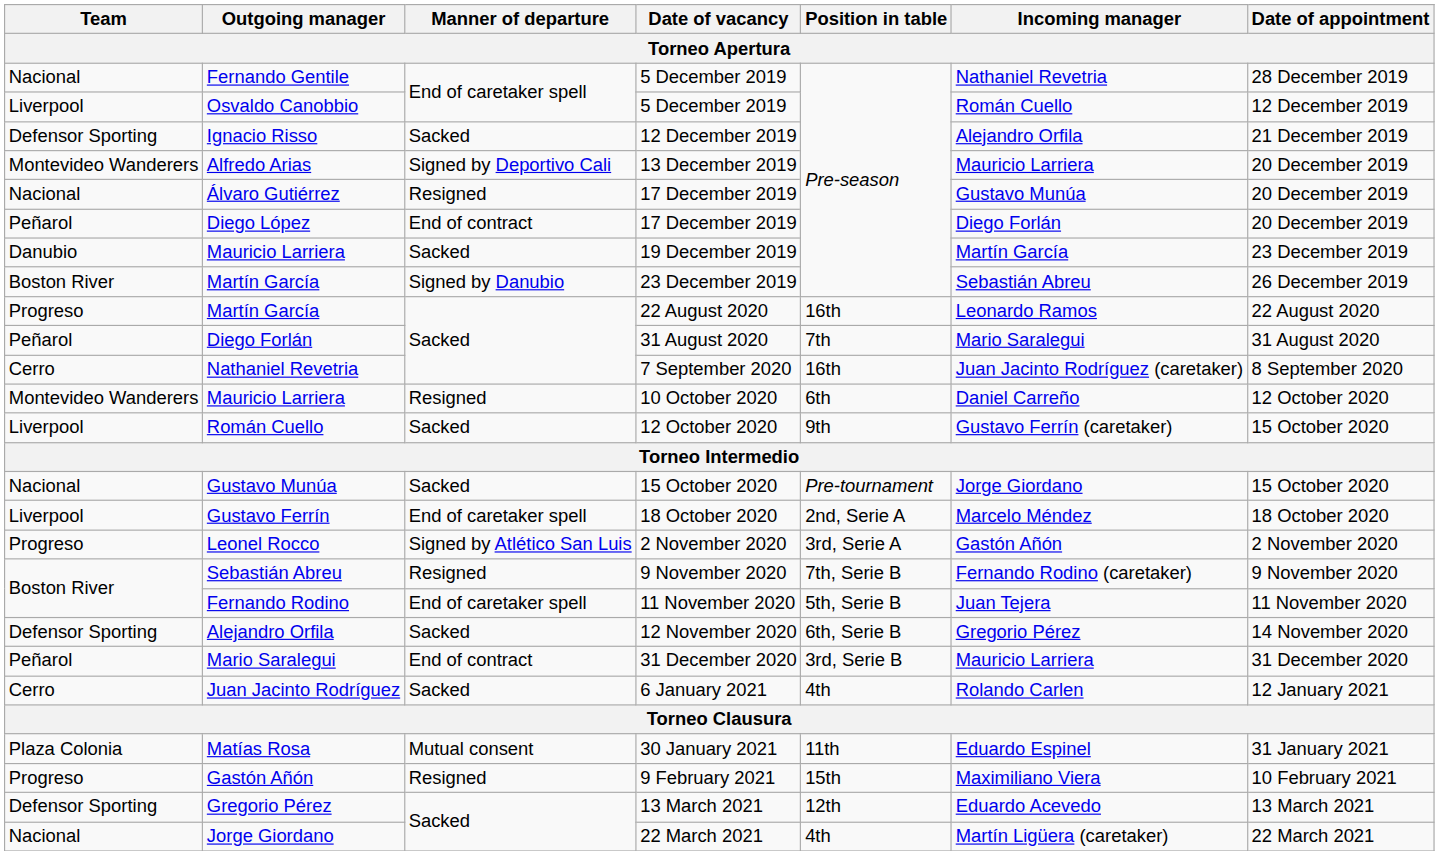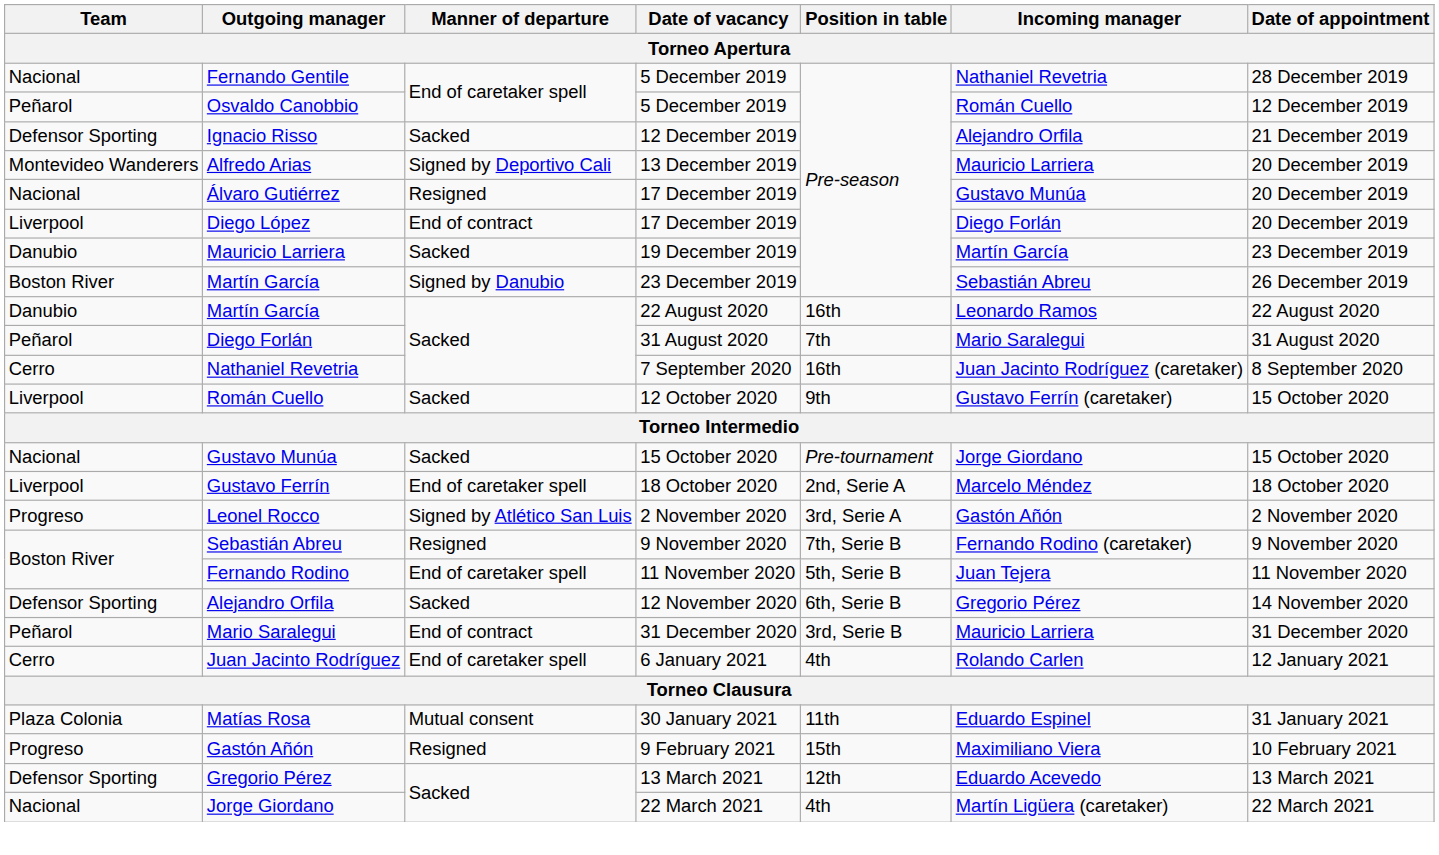(46, 106) Liverpool -> (41, 106) Peñarol
(41, 223) Peñarol -> (46, 223) Liverpool
(46, 310) Progreso -> (43, 310) Danubio
- row: (276, 398)
(439, 690) Sacked -> (498, 661) End of caretaker spell
